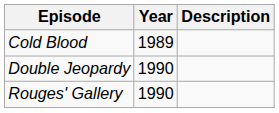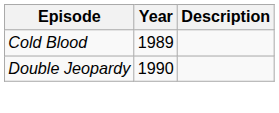- row: (65, 94)
